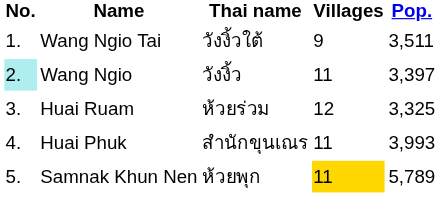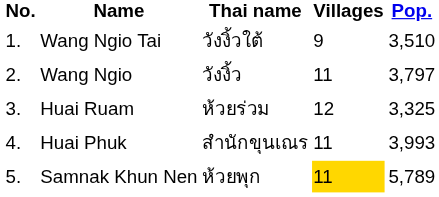(411, 40) 3,511 -> (412, 40) 3,510
(13, 74) paleturquoise background -> (13, 74) no background
(412, 74) 3,397 -> (412, 74) 3,797
